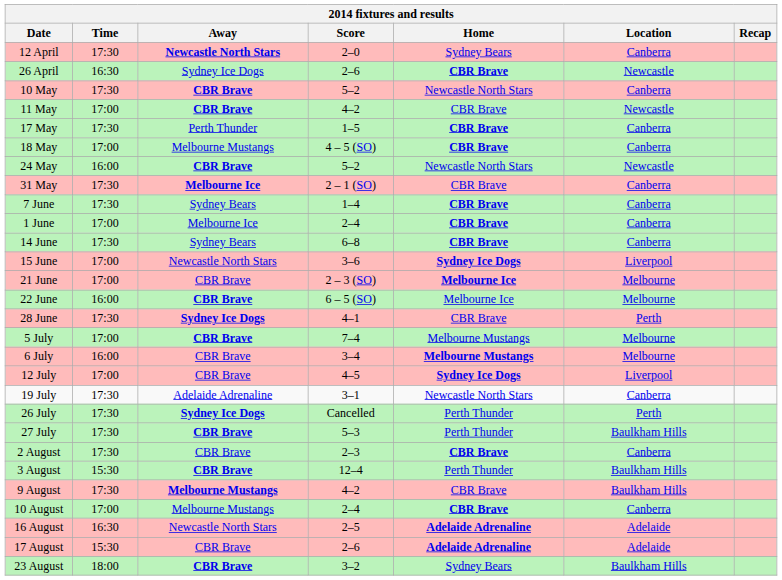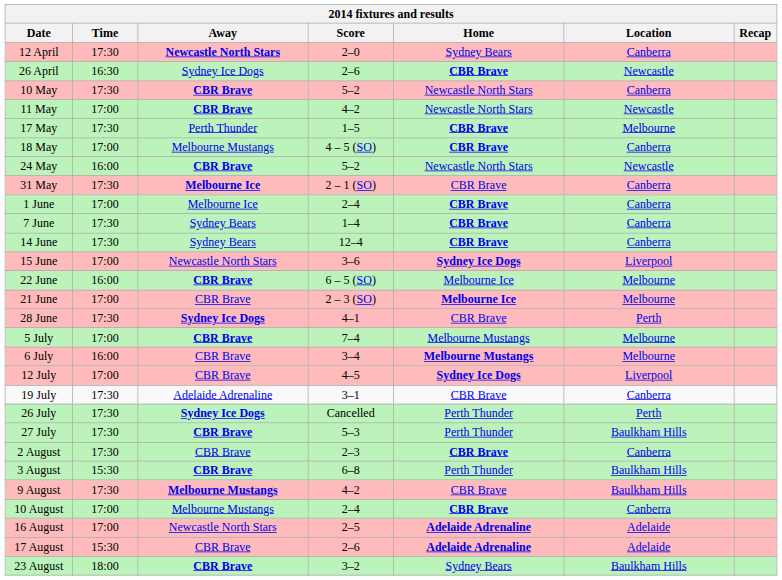(479, 109) CBR Brave -> (479, 109) Newcastle North Stars
(649, 128) Canberra -> (649, 128) Melbourne
rows swapped: (39, 223) <-> (39, 204)
(351, 242) 6–8 -> (351, 242) 12–4
rows swapped: (39, 280) <-> (39, 299)
(479, 394) Newcastle North Stars -> (479, 394) CBR Brave
(351, 470) 12–4 -> (351, 470) 6–8
(105, 527) 16:30 -> (105, 527) 17:00
